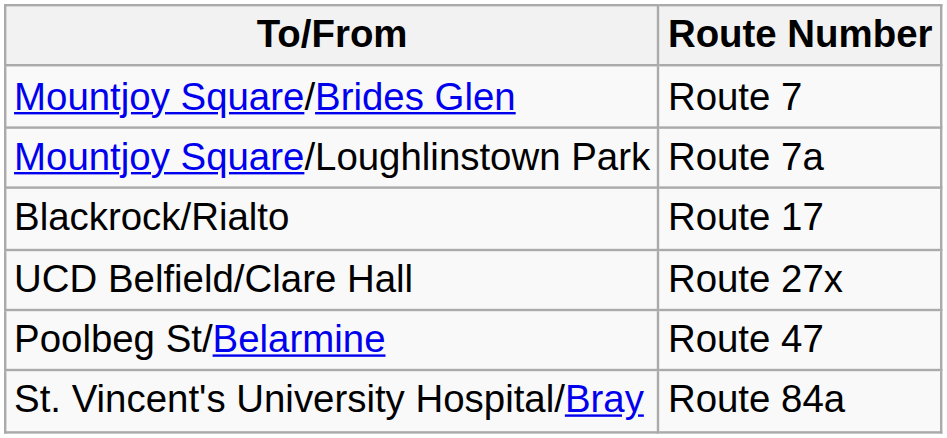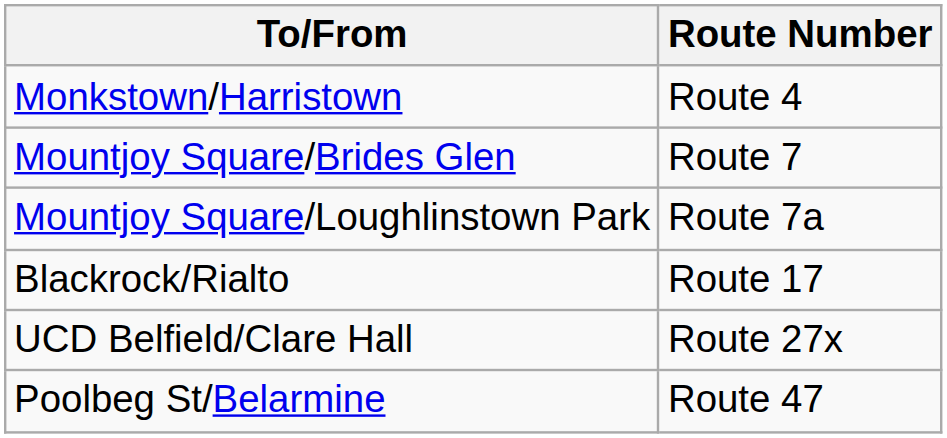+ row: (208, 95)
- row: (329, 400)
